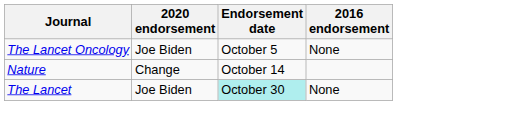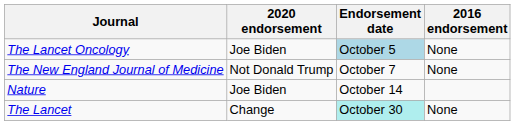(249, 49) no background -> (367, 49) lightblue background
+ row: (116, 69)
(157, 69) Change -> (258, 89) Joe Biden
(163, 89) Joe Biden -> (252, 110) Change
